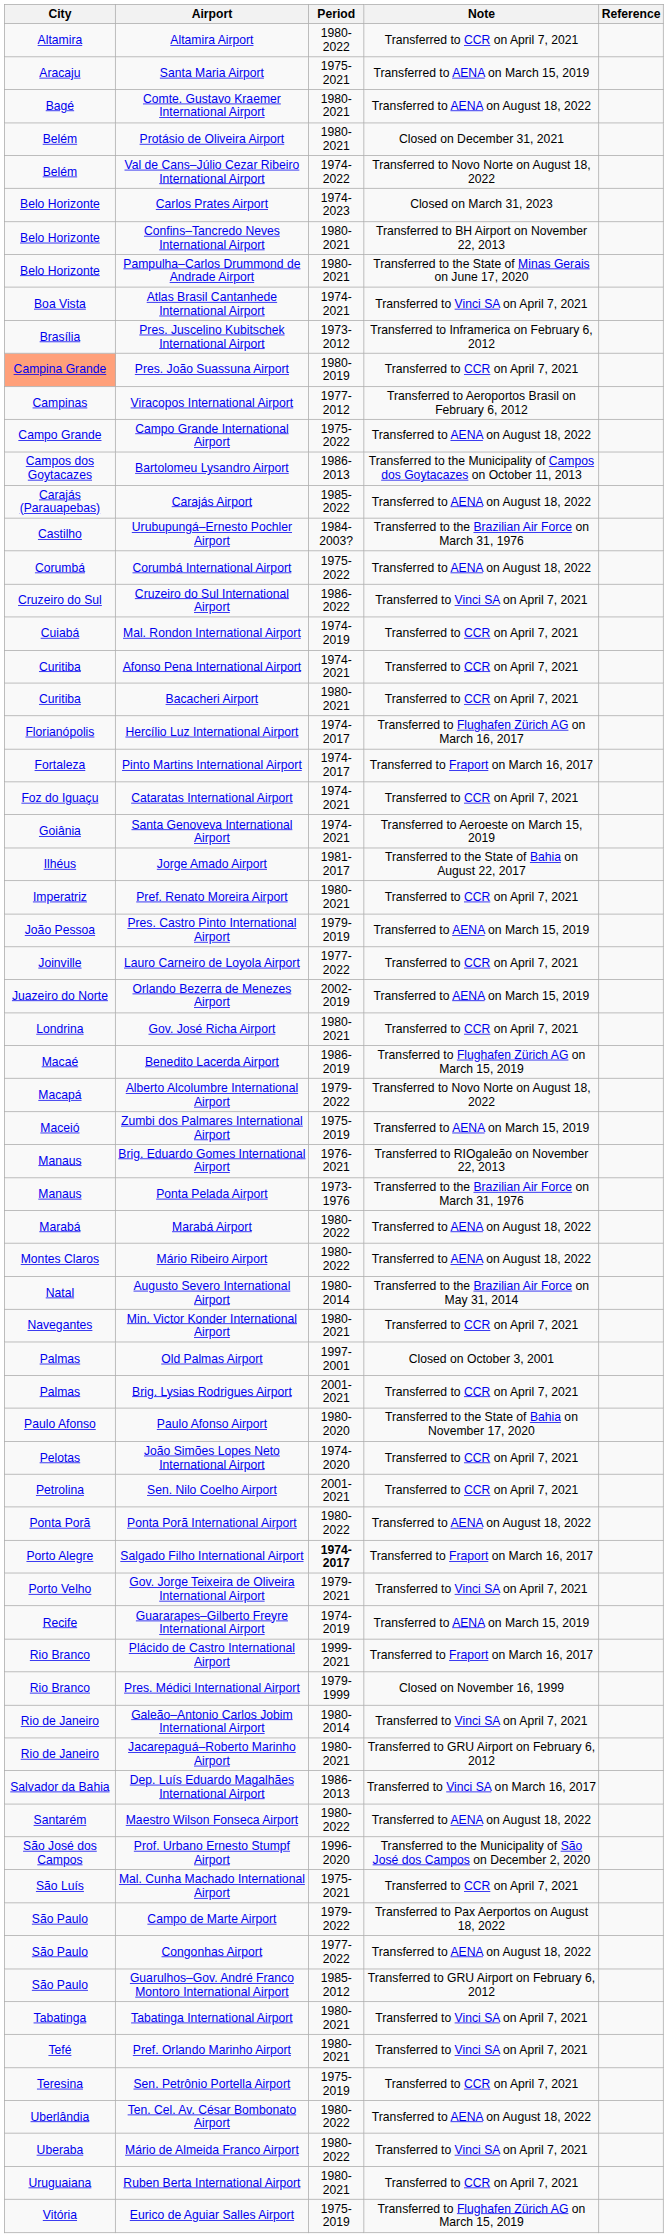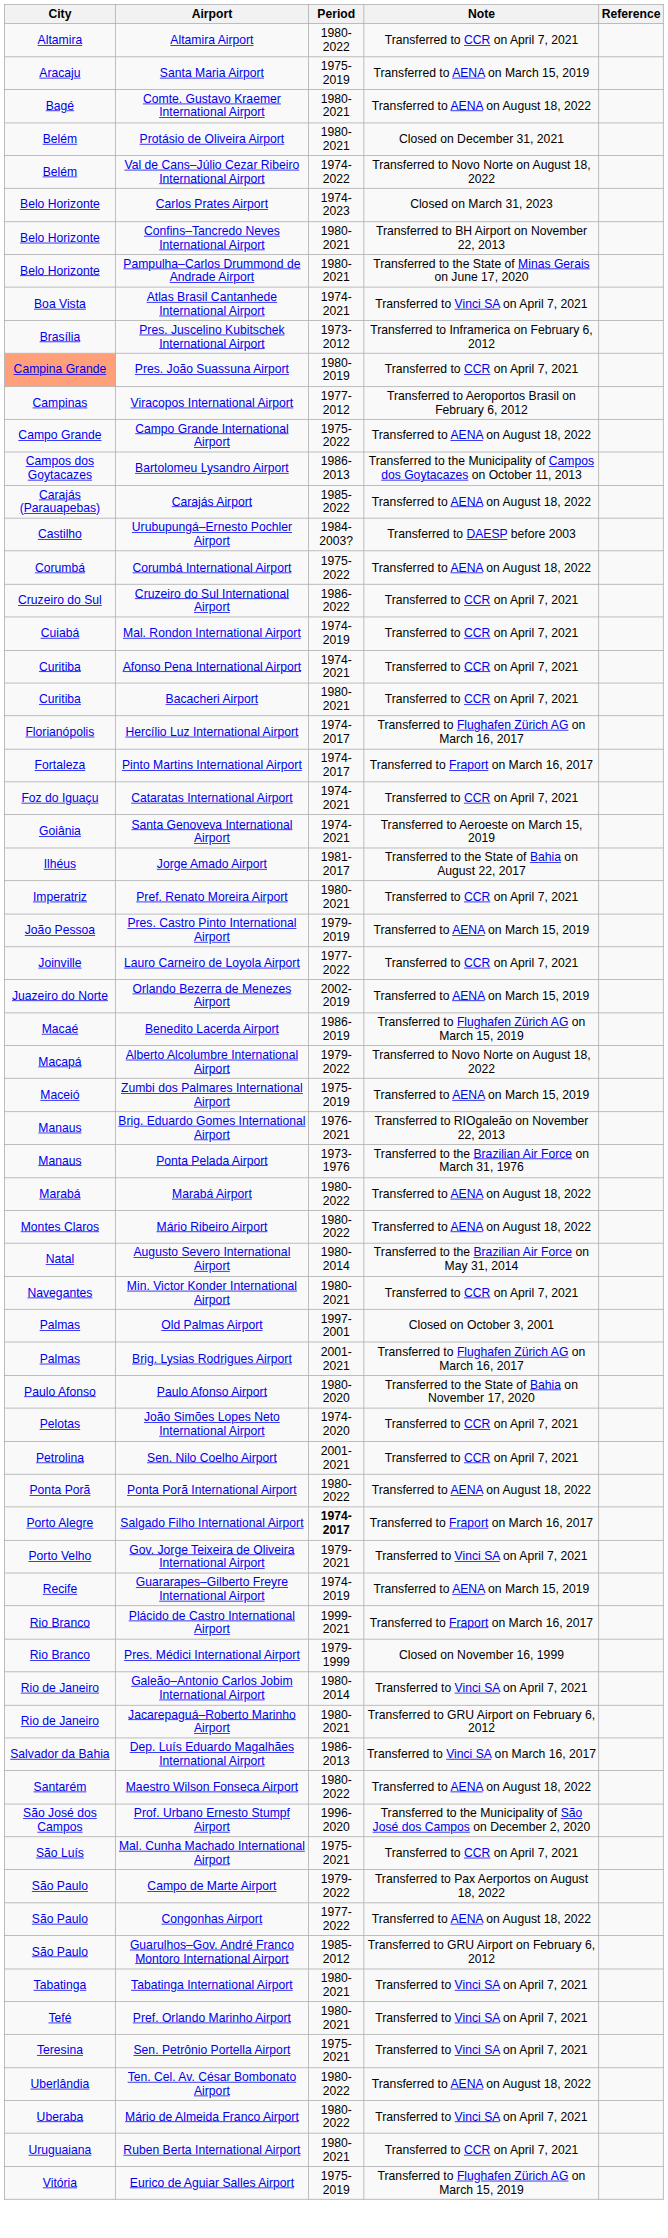(336, 73) 1975-2021 -> (336, 73) 1975-2019
(481, 534) Transferred to the Brazilian Air Force on March 31, 1976 -> (481, 534) Transferred to DAESP before 2003
(481, 600) Transferred to Vinci SA on April 7, 2021 -> (481, 600) Transferred to CCR on April 7, 2021
- row: (212, 1029)
(481, 1391) Transferred to CCR on April 7, 2021 -> (481, 1358) Transferred to Flughafen Zürich AG on March 16, 2017
(336, 2084) 1975-2019 -> (336, 2051) 1975-2021
(481, 2084) Transferred to CCR on April 7, 2021 -> (481, 2051) Transferred to Vinci SA on April 7, 2021
